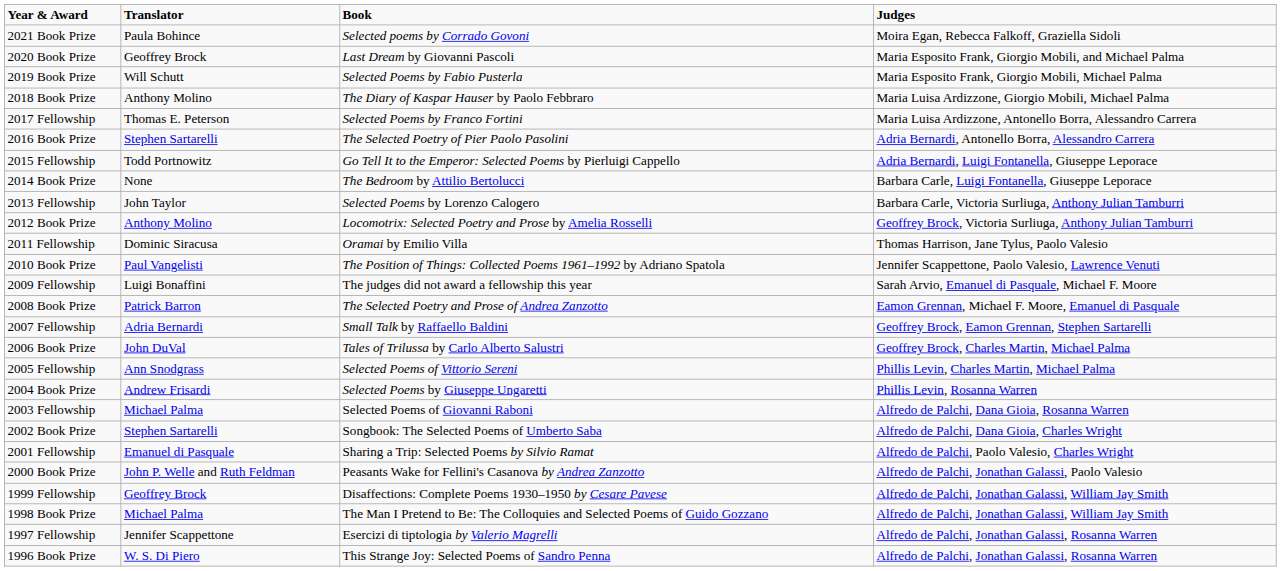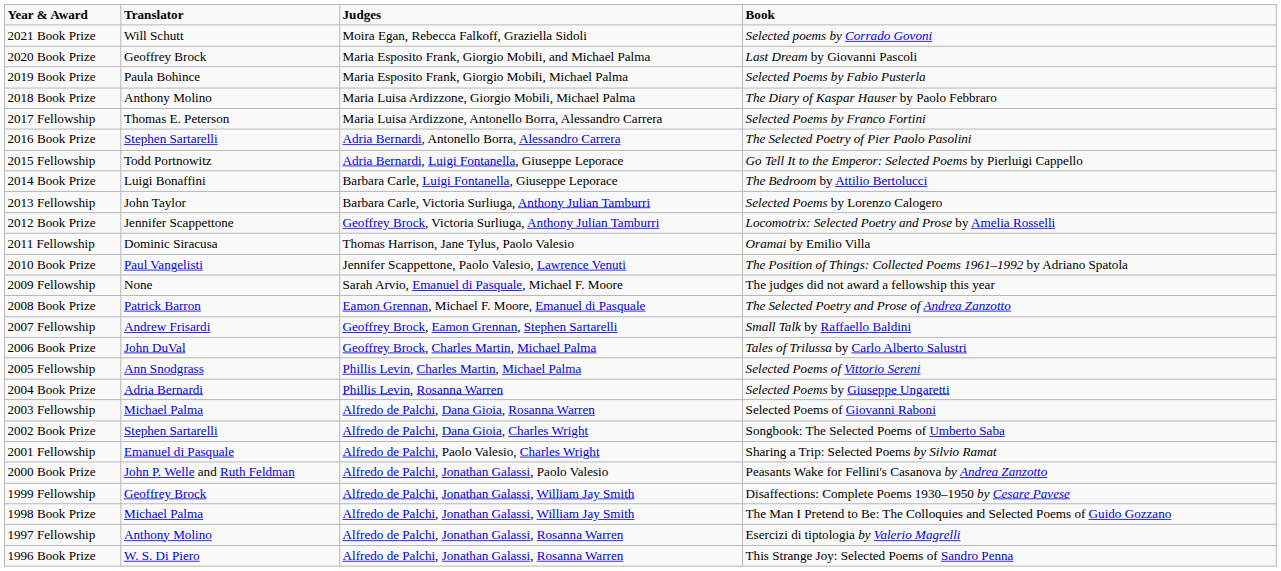columns swapped: (357, 14) <-> (896, 14)
(162, 35) Paula Bohince -> (154, 35) Will Schutt
(154, 77) Will Schutt -> (162, 77) Paula Bohince
(138, 181) None -> (165, 181) Luigi Bonaffini
(168, 222) Anthony Molino -> (179, 222) Jennifer Scappettone
(165, 285) Luigi Bonaffini -> (138, 285) None
(163, 327) Adria Bernardi -> (167, 327) Andrew Frisardi
(167, 389) Andrew Frisardi -> (163, 389) Adria Bernardi
(179, 535) Jennifer Scappettone -> (168, 535) Anthony Molino
